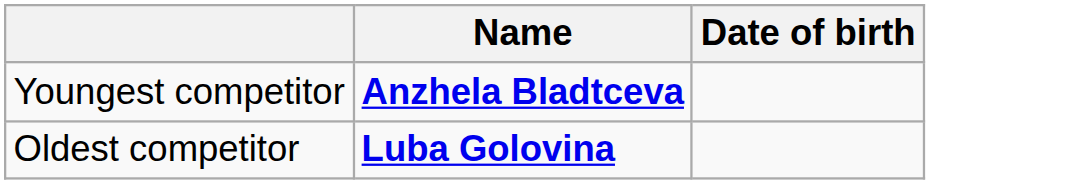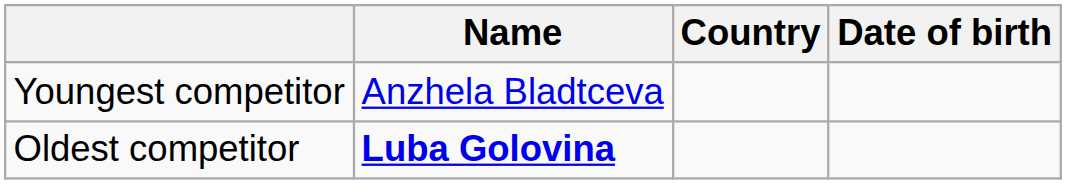+ column: (751, 33)
(523, 91) bold -> (513, 91) normal
